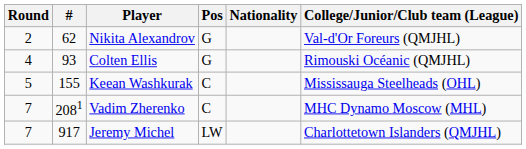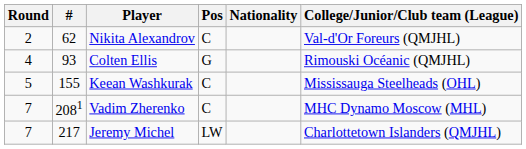(207, 38) G -> (206, 38) C
(69, 132) 917 -> (69, 132) 217
